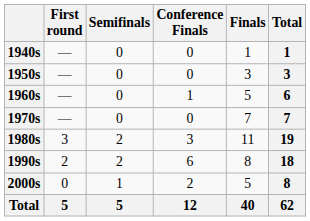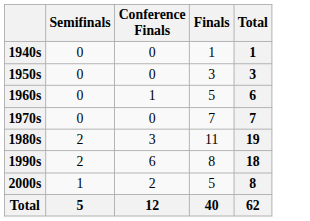- column: (65, 23)
